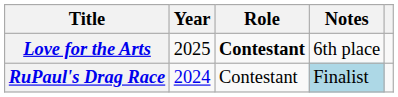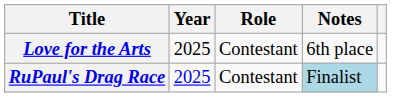(262, 48) bold -> (258, 48) normal
(192, 77) 2024 -> (192, 77) 2025
